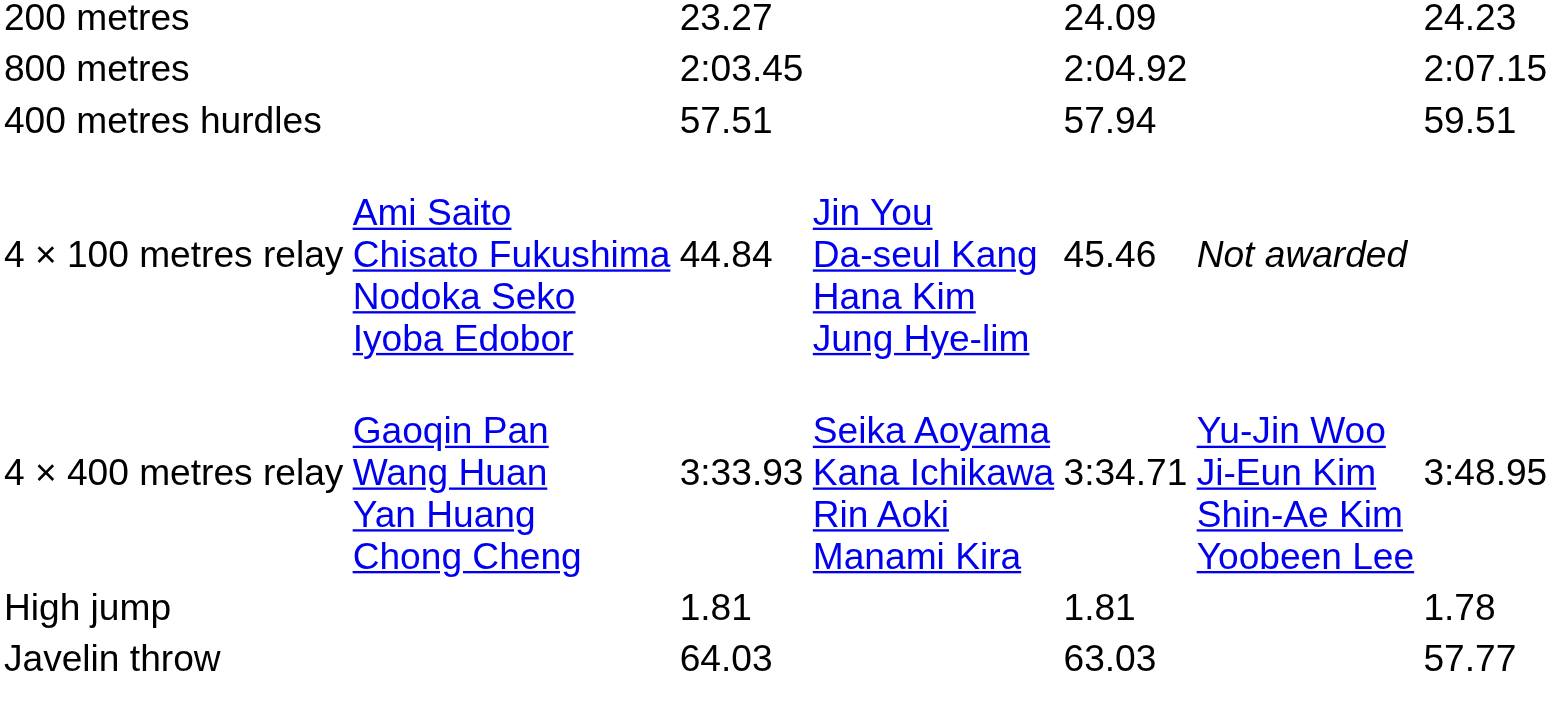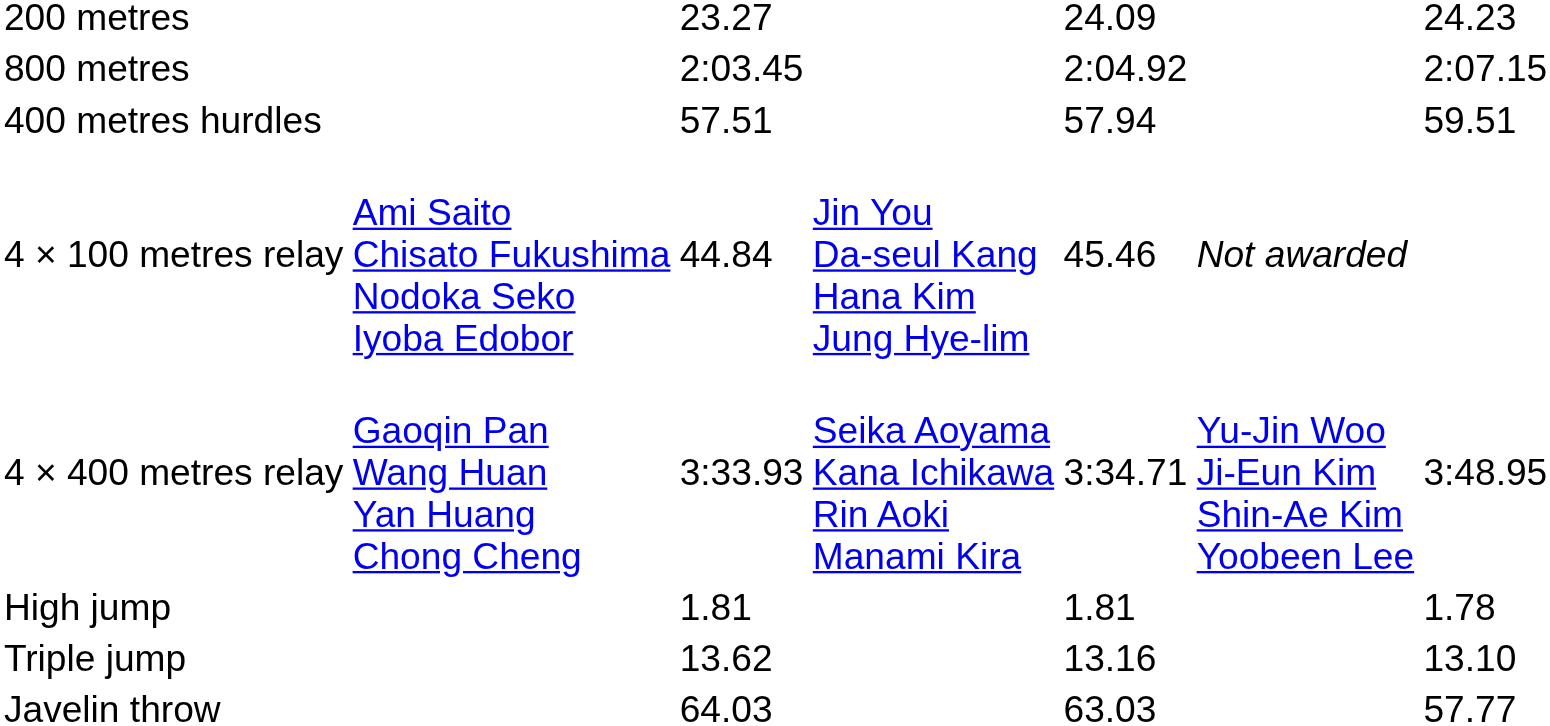+ row: (95, 658)
